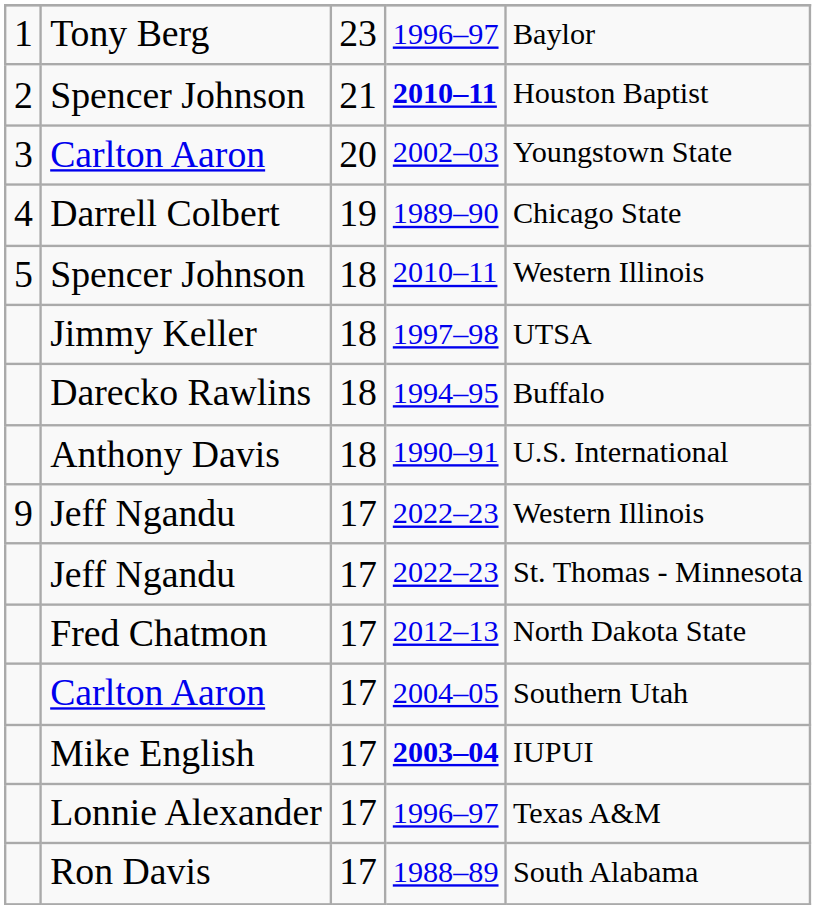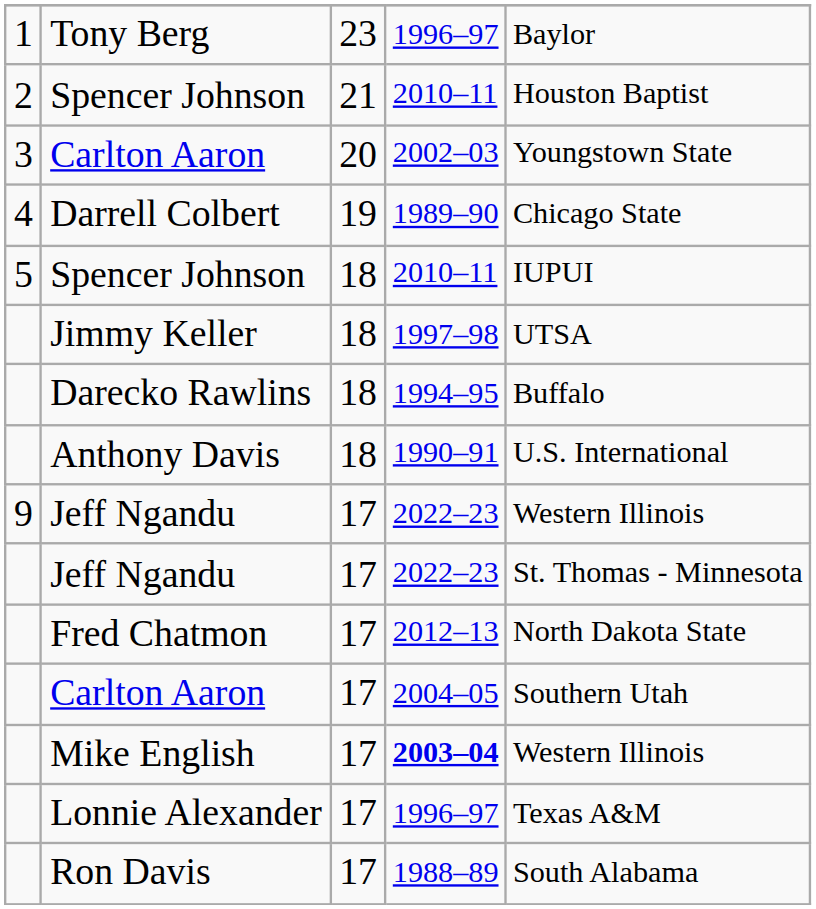(445, 94) bold -> (445, 94) normal
(609, 273) Western Illinois -> (553, 273) IUPUI
(553, 753) IUPUI -> (609, 753) Western Illinois
